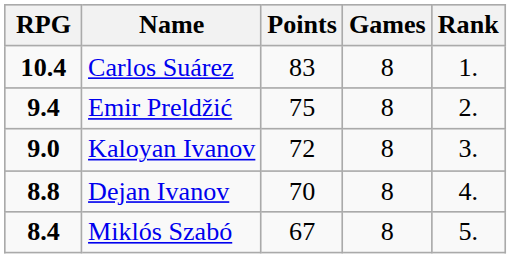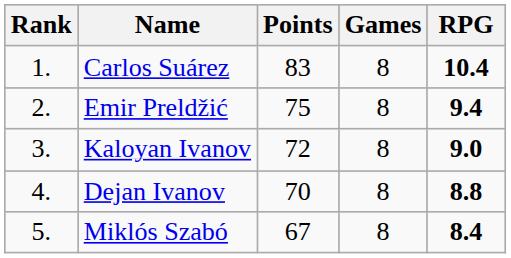columns swapped: (468, 25) <-> (43, 25)
